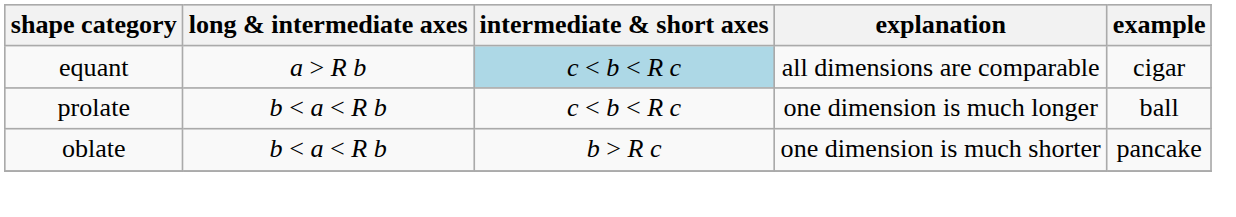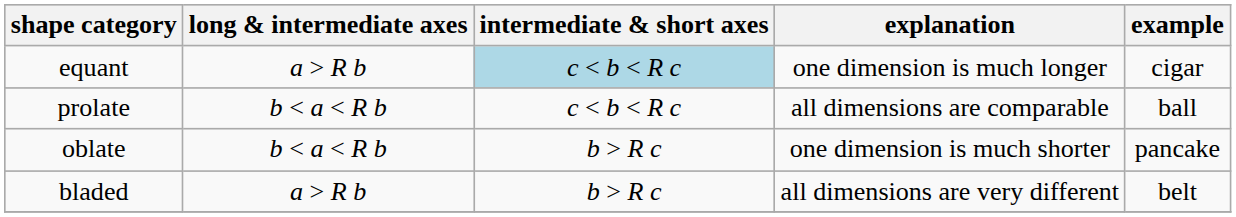(941, 66) all dimensions are comparable -> (950, 66) one dimension is much longer
(941, 107) one dimension is much longer -> (950, 107) all dimensions are comparable
+ row: (94, 190)
